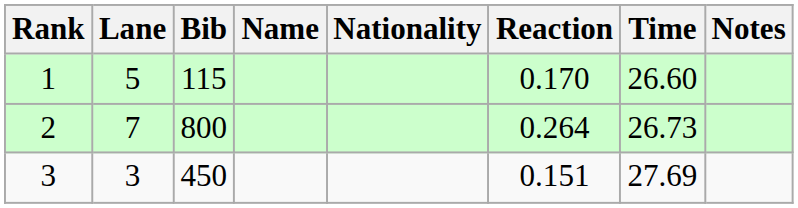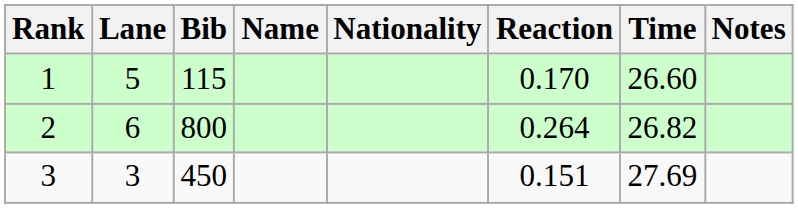(133, 127) 7 -> (133, 127) 6
(662, 127) 26.73 -> (662, 127) 26.82
